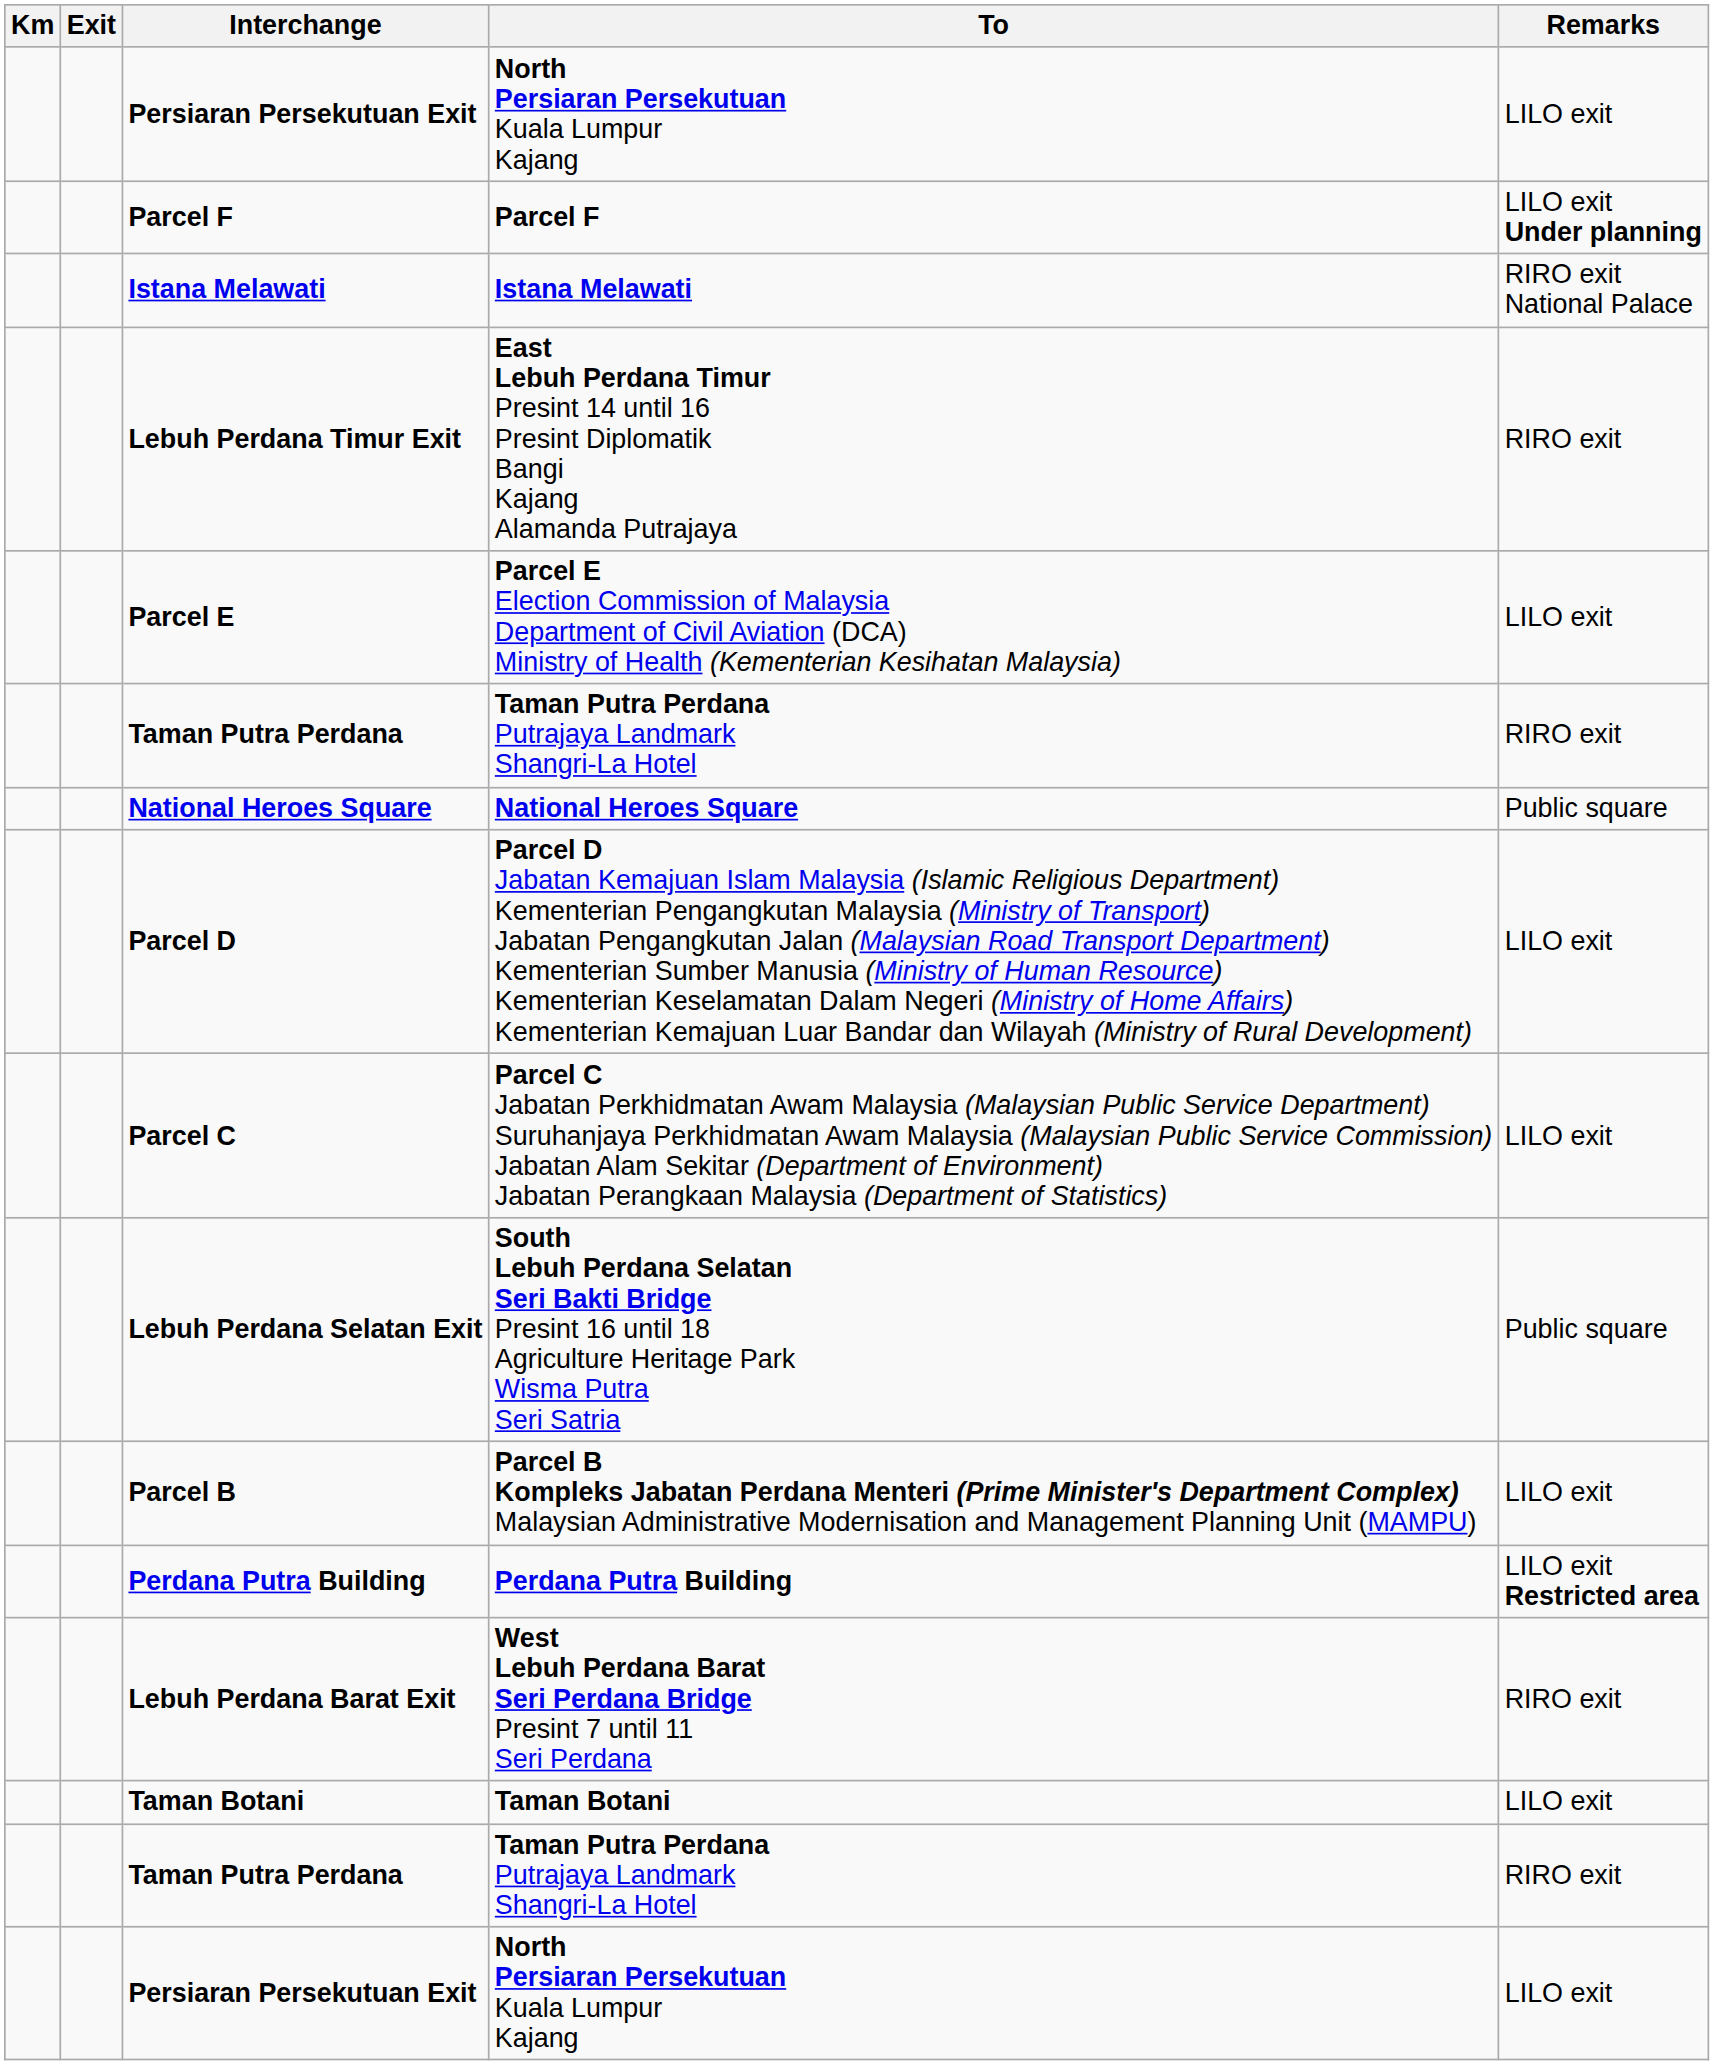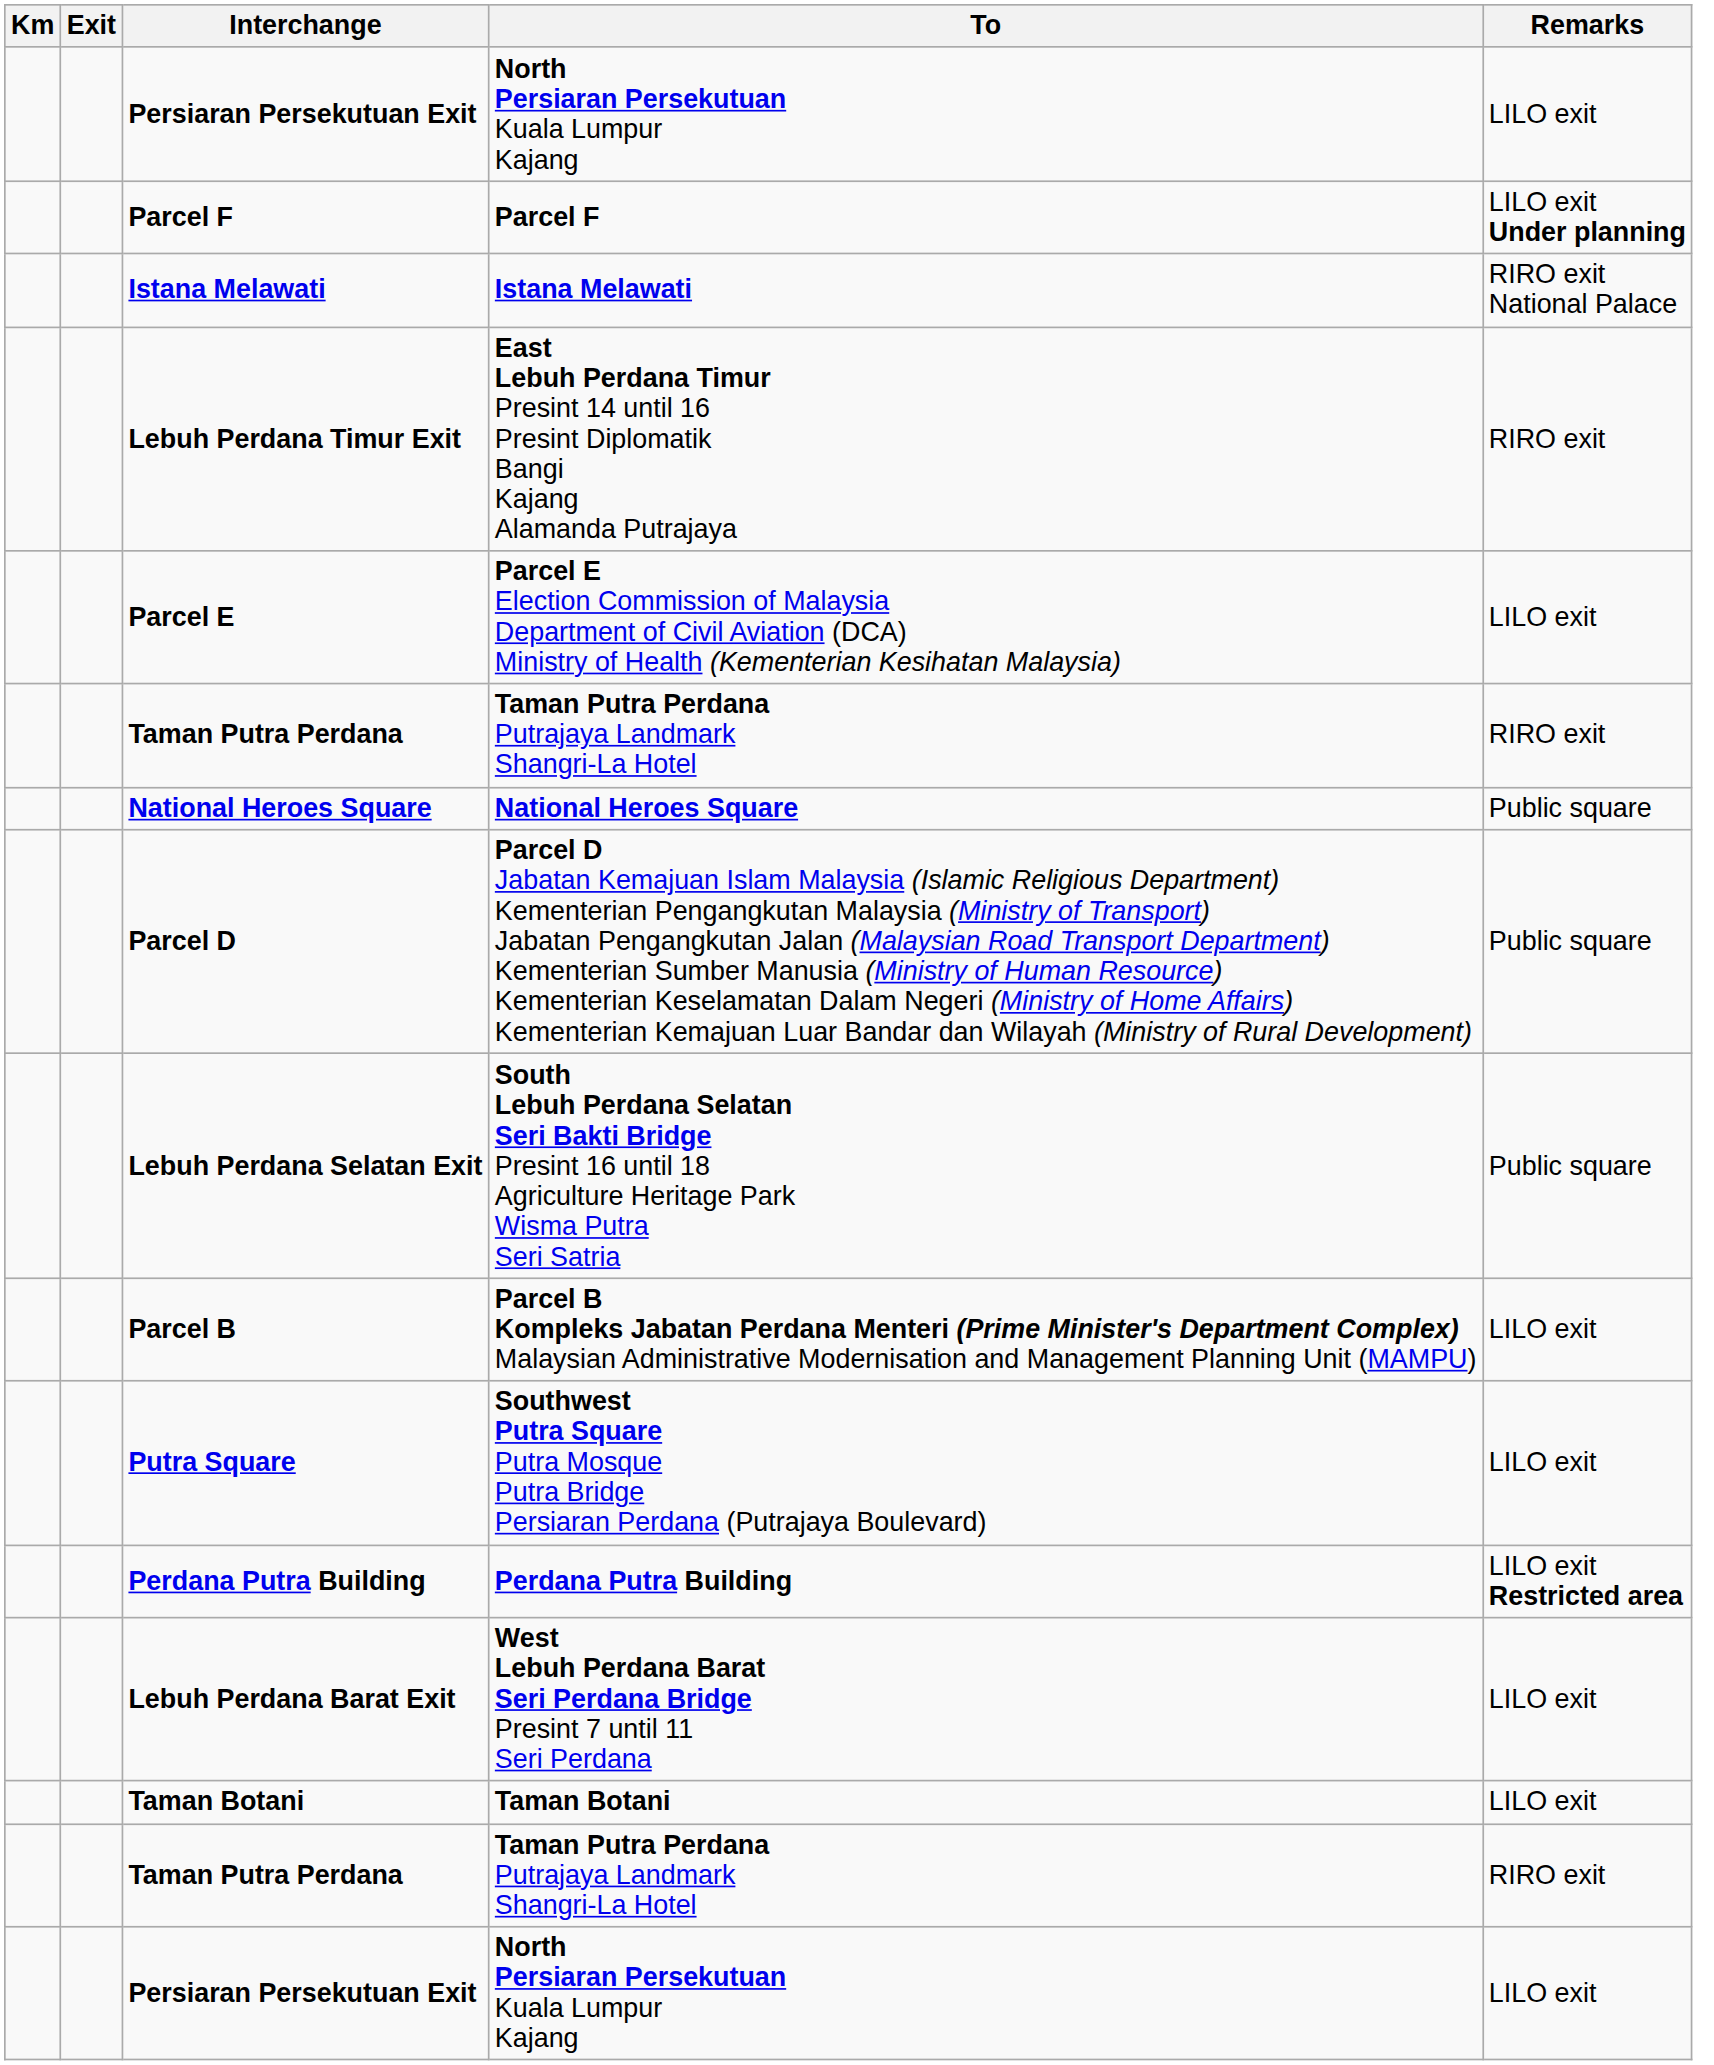(1558, 941) LILO exit -> (1570, 941) Public square
- row: (182, 1135)
+ row: (212, 1462)
(1563, 1698) RIRO exit -> (1543, 1698) LILO exit
